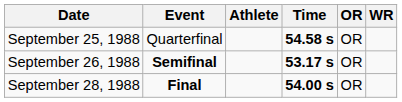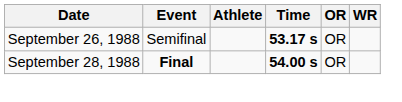- row: (74, 39)
(184, 62) bold -> (176, 39) normal
